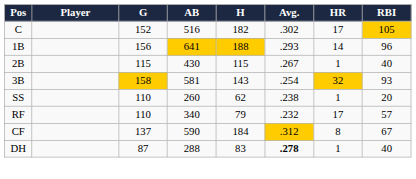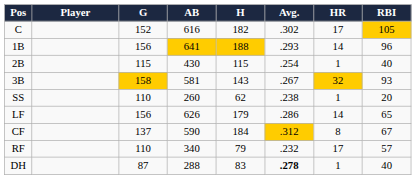(192, 30) 516 -> (192, 30) 616
(289, 64) .267 -> (289, 64) .254
(289, 81) .254 -> (289, 81) .267
+ row: (18, 115)
rows swapped: (18, 132) <-> (18, 115)
